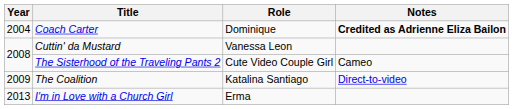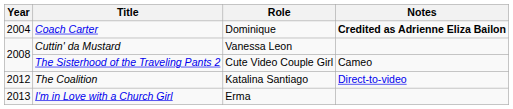(19, 79) 2009 -> (19, 79) 2012
